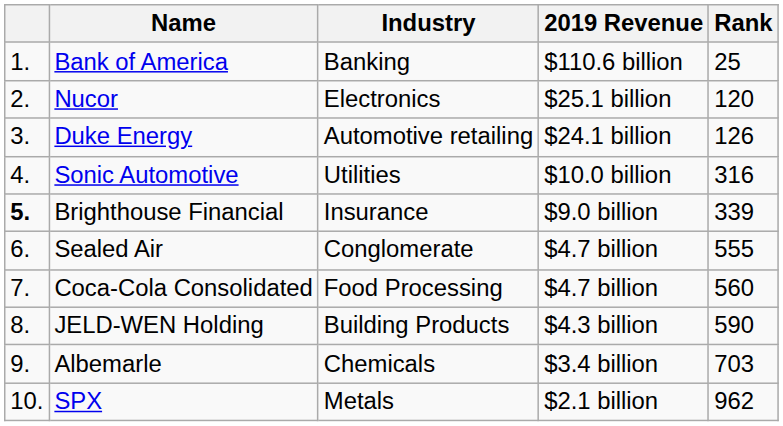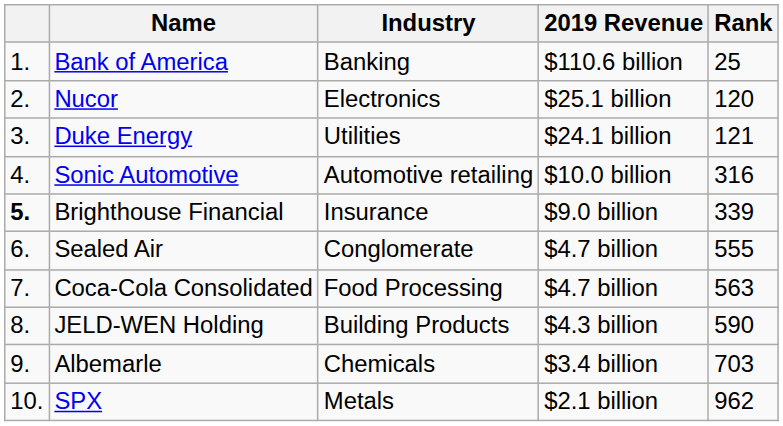(428, 136) Automotive retailing -> (362, 136) Utilities
(734, 136) 126 -> (734, 136) 121
(362, 174) Utilities -> (428, 174) Automotive retailing
(734, 288) 560 -> (734, 288) 563
